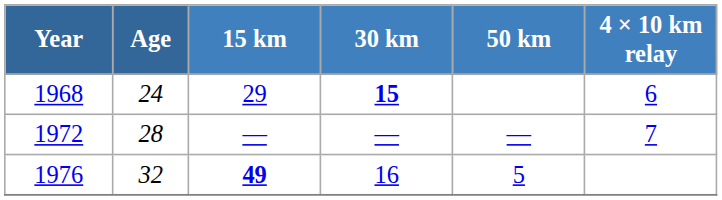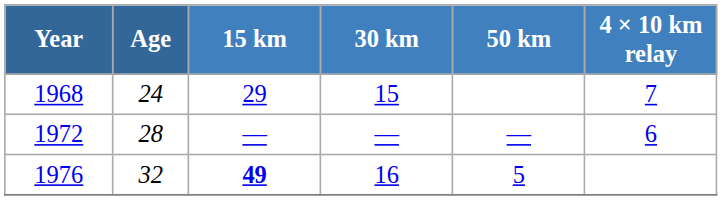(387, 94) bold -> (387, 94) normal
(651, 94) 6 -> (651, 94) 7
(651, 134) 7 -> (651, 134) 6
